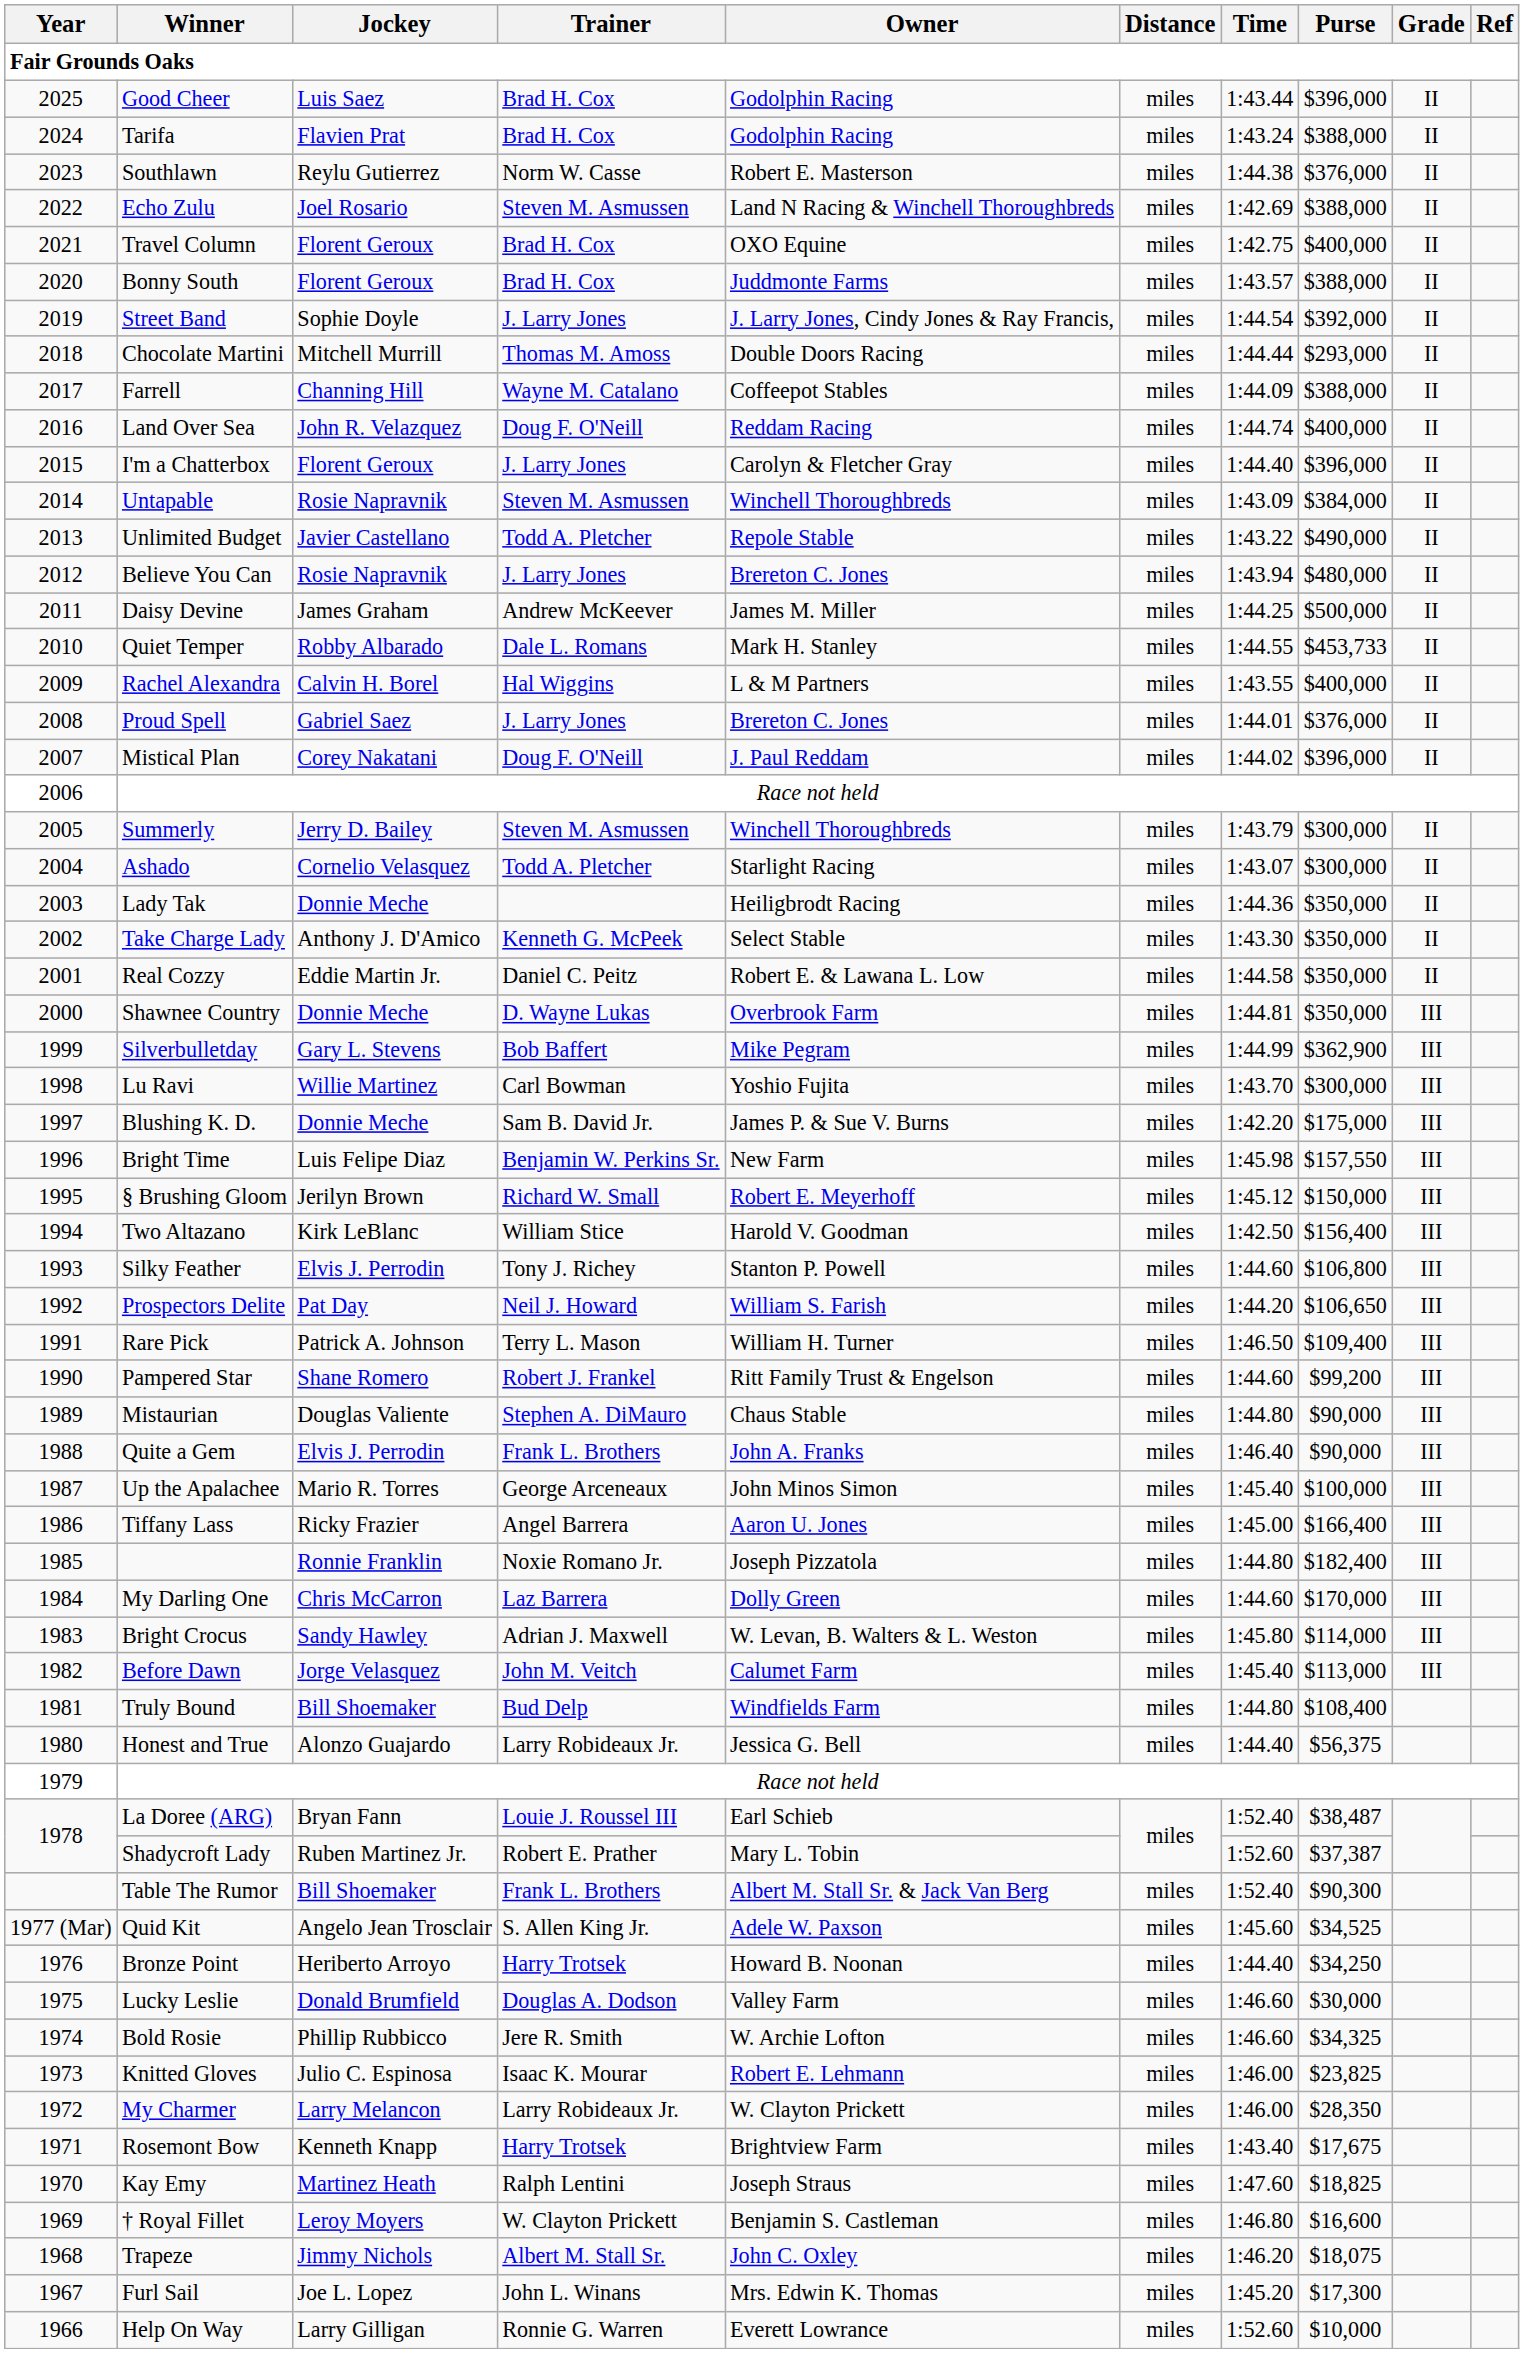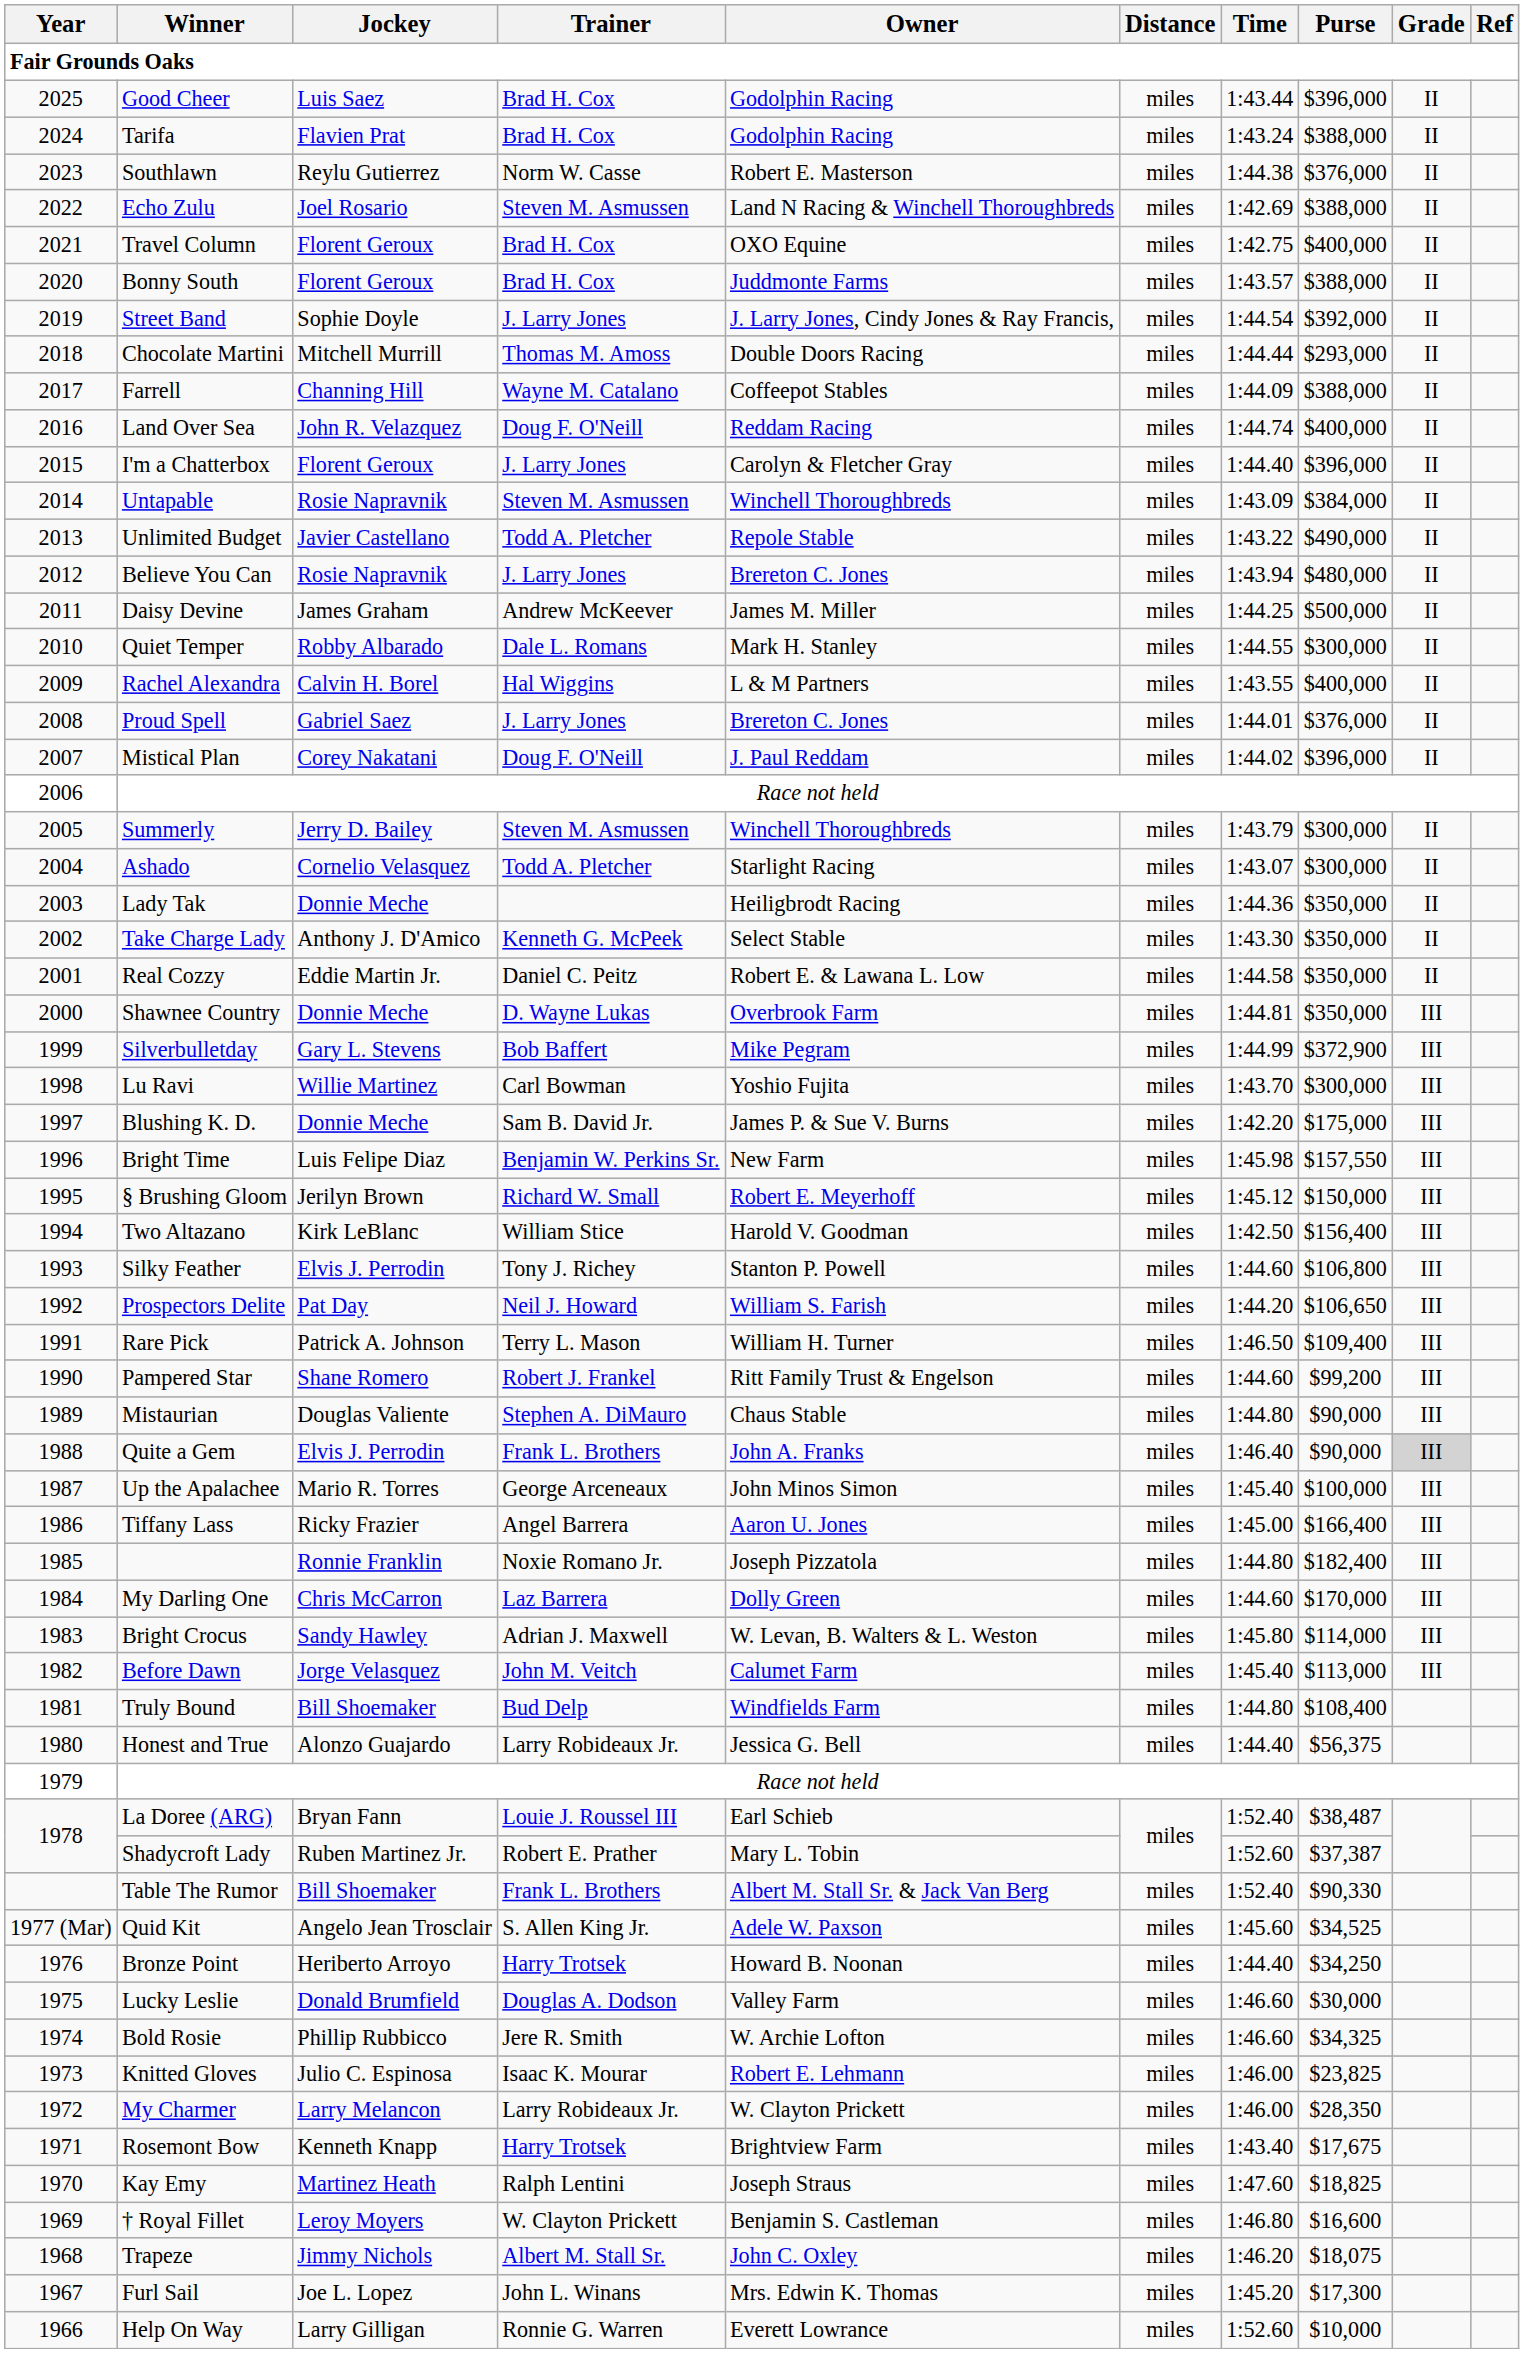(1345, 647) $453,733 -> (1345, 647) $300,000
(1345, 1049) $362,900 -> (1345, 1049) $372,900
(1431, 1451) no background -> (1431, 1451) lightgrey background
(1345, 1890) $90,300 -> (1345, 1890) $90,330
